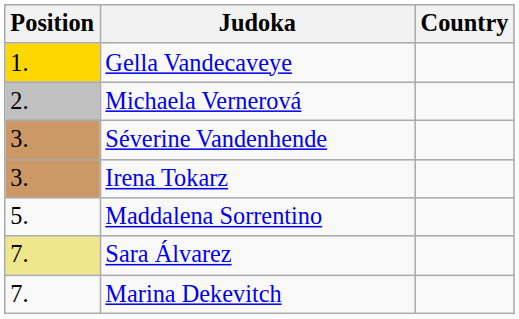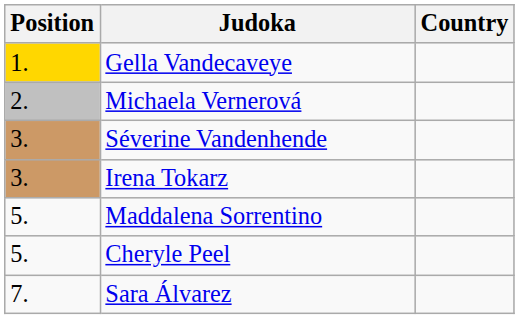+ row: (168, 255)
(19, 255) khaki background -> (19, 293) no background
- row: (193, 293)
